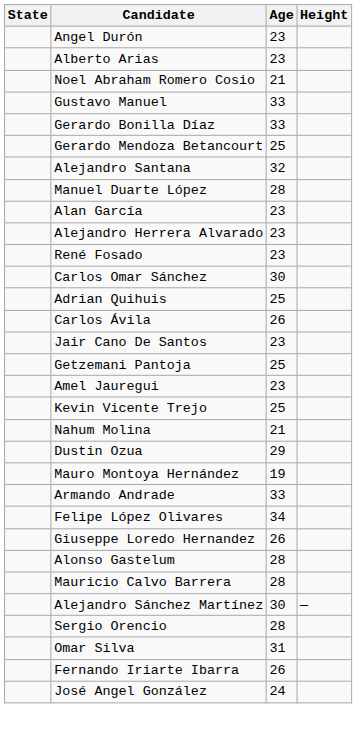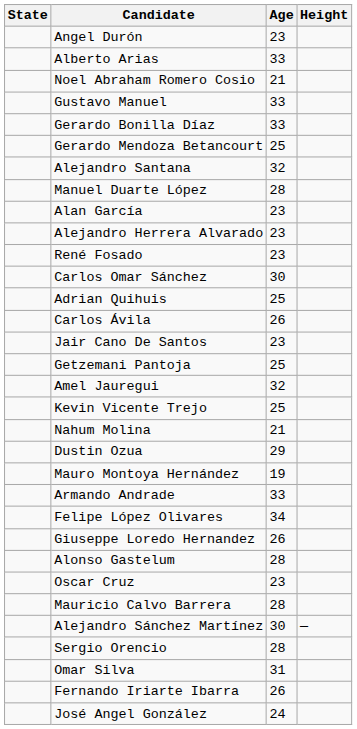(278, 59) 23 -> (278, 59) 33
(278, 386) 23 -> (278, 386) 32
+ row: (94, 583)
